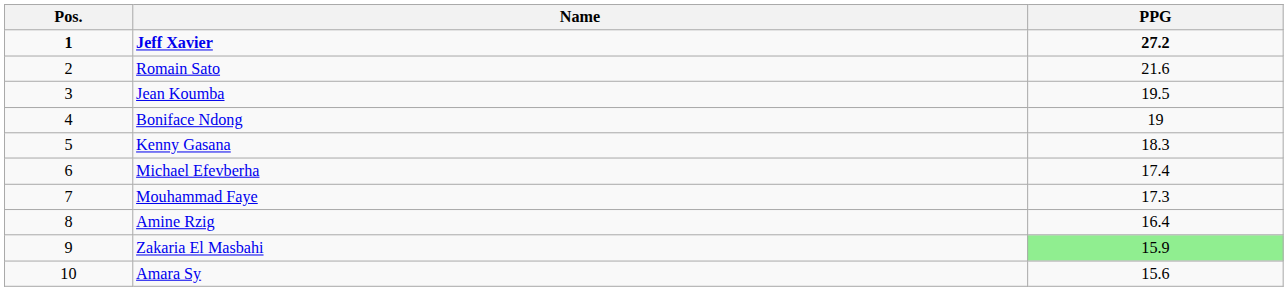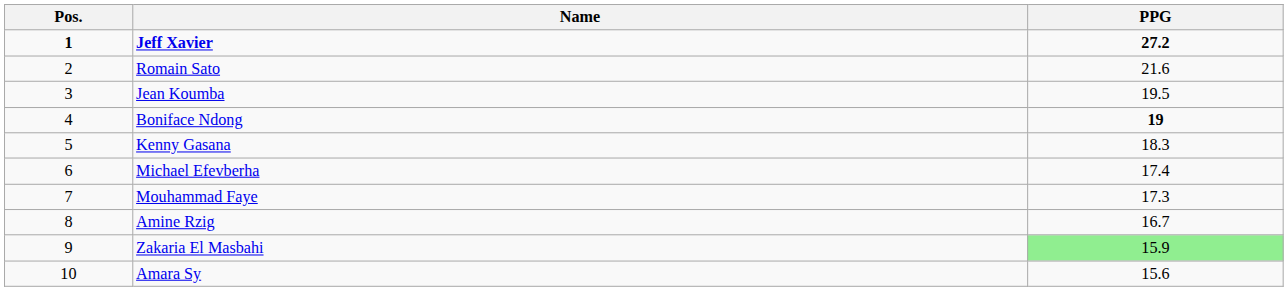(1155, 119) normal -> (1155, 119) bold
(1155, 222) 16.4 -> (1155, 222) 16.7
